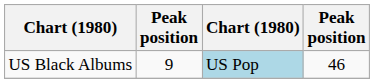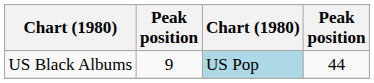(337, 64) 46 -> (337, 64) 44
